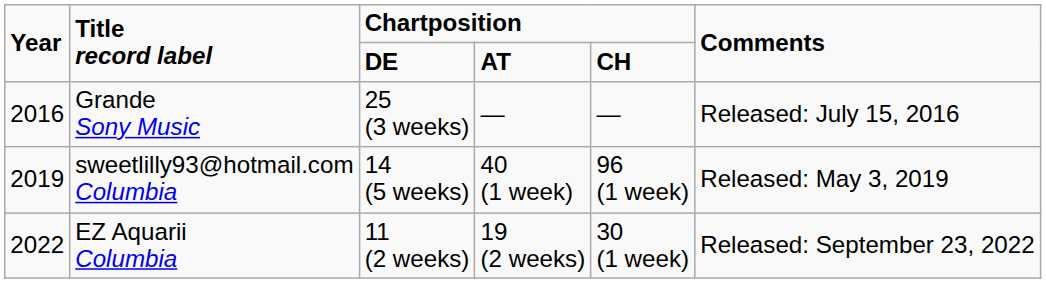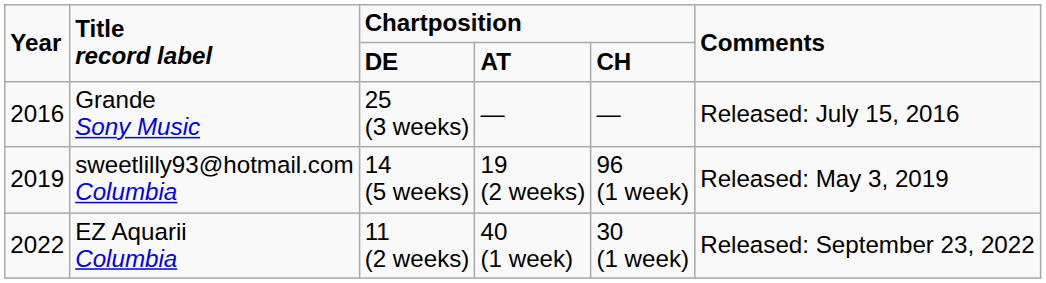(527, 179) 40 (1 week) -> (533, 179) 19 (2 weeks)
(533, 244) 19 (2 weeks) -> (527, 244) 40 (1 week)
